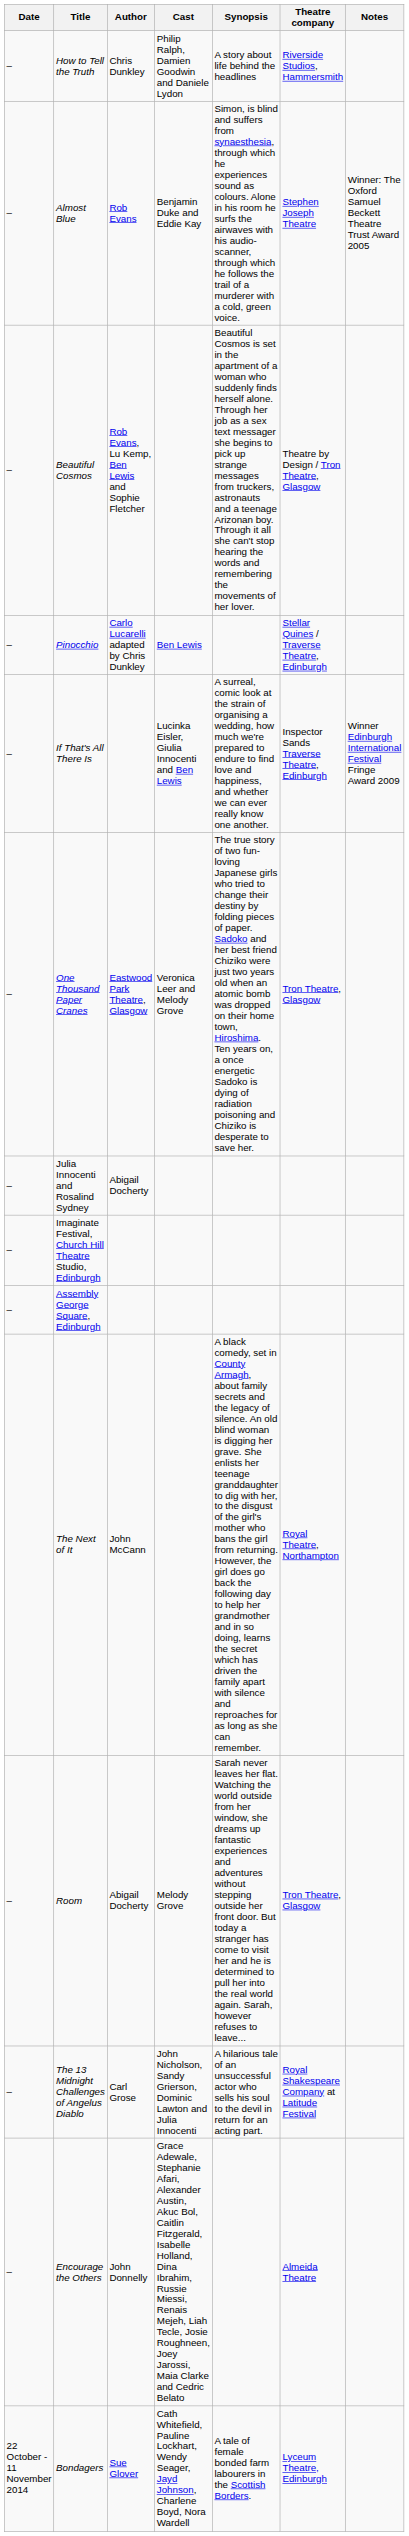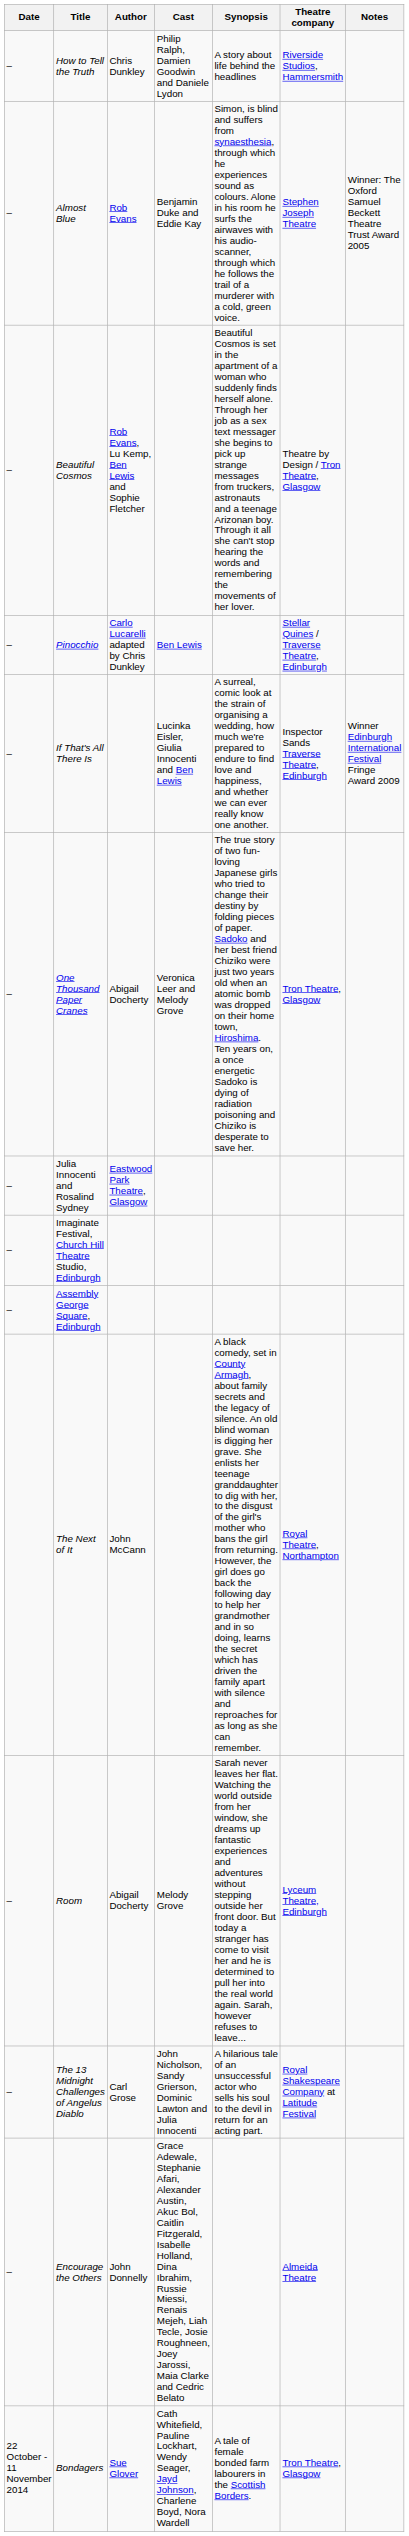(131, 994) Eastwood Park Theatre, Glasgow -> (129, 994) Abigail Docherty
(129, 1185) Abigail Docherty -> (131, 1185) Eastwood Park Theatre, Glasgow
(312, 1900) Tron Theatre, Glasgow -> (305, 1900) Lyceum Theatre, Edinburgh
(305, 2468) Lyceum Theatre, Edinburgh -> (312, 2468) Tron Theatre, Glasgow
